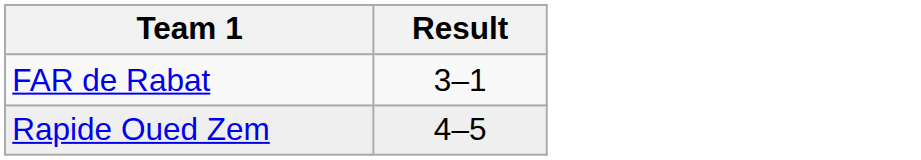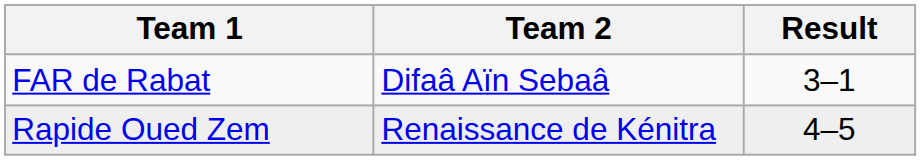+ column: (559, 29)
